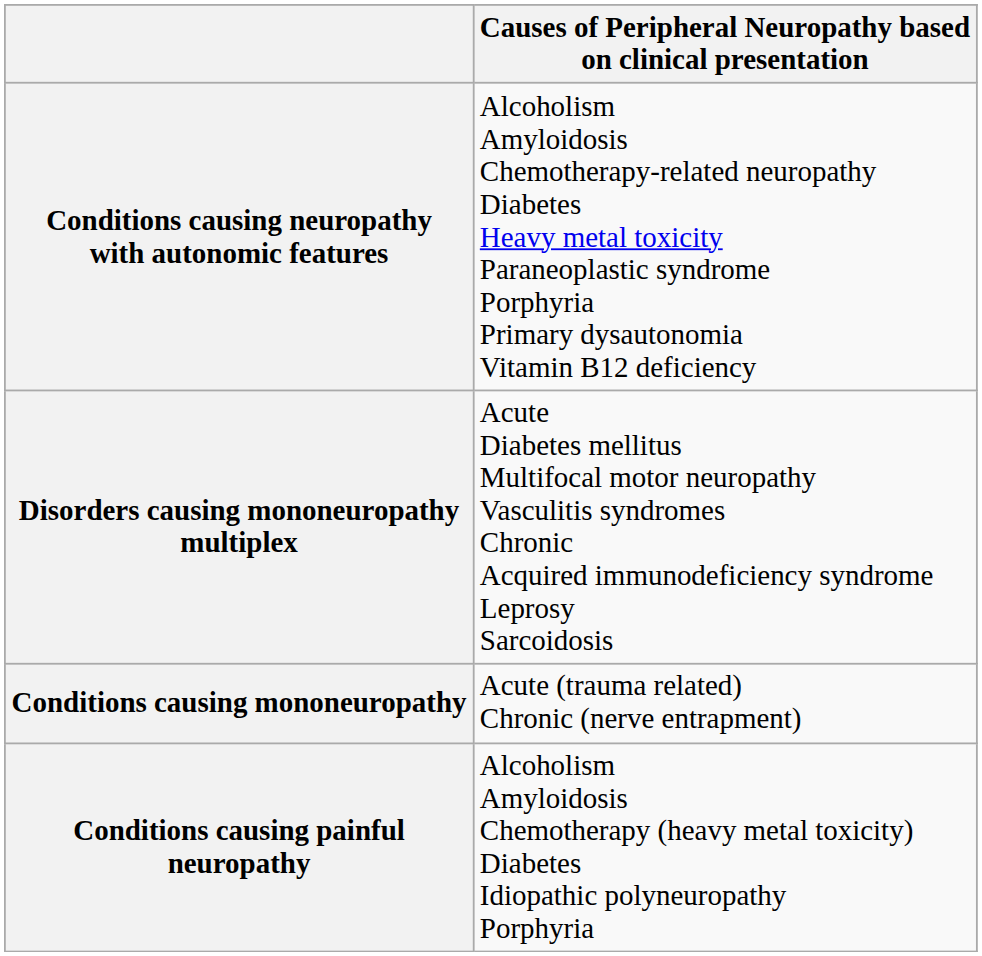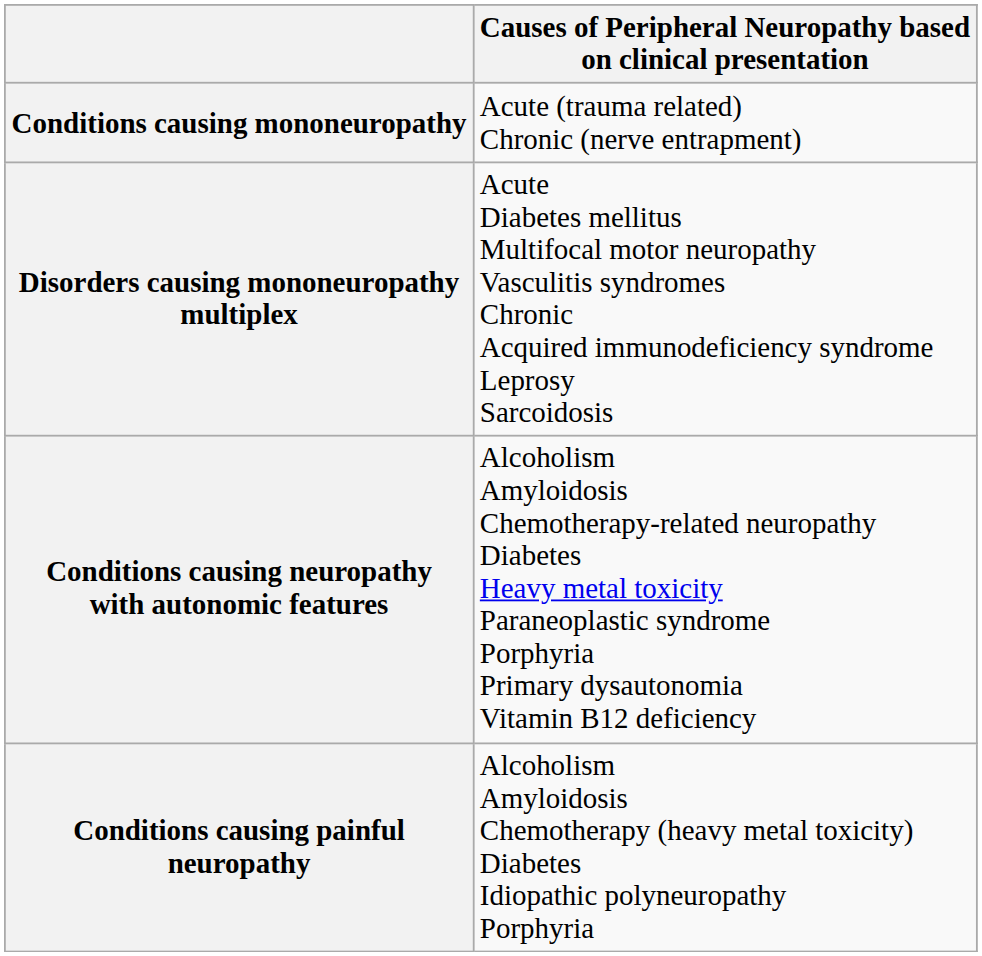rows swapped: (239, 702) <-> (239, 236)
